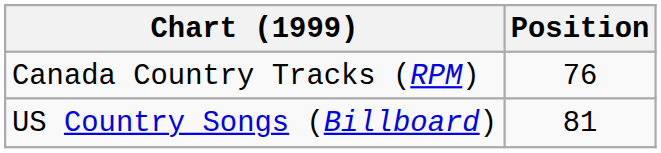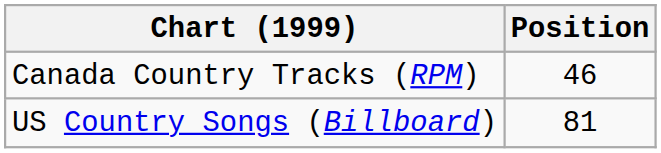(580, 76) 76 -> (580, 76) 46
